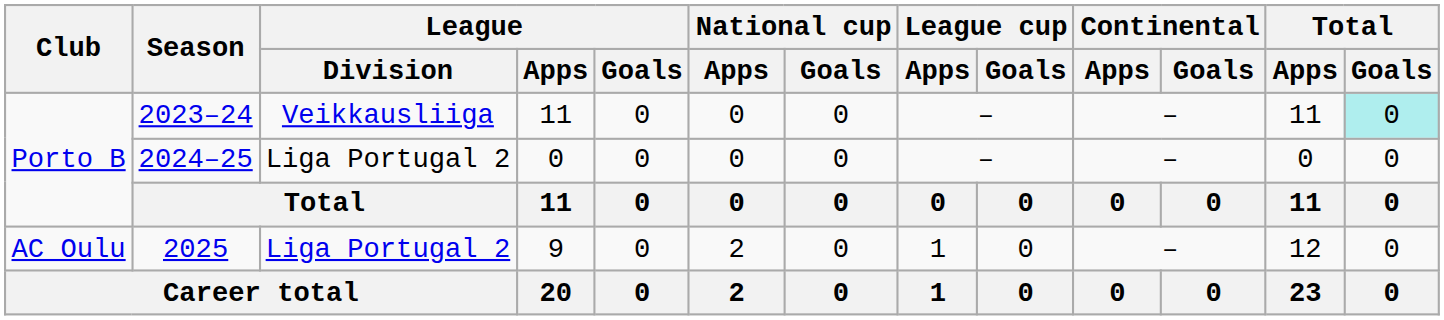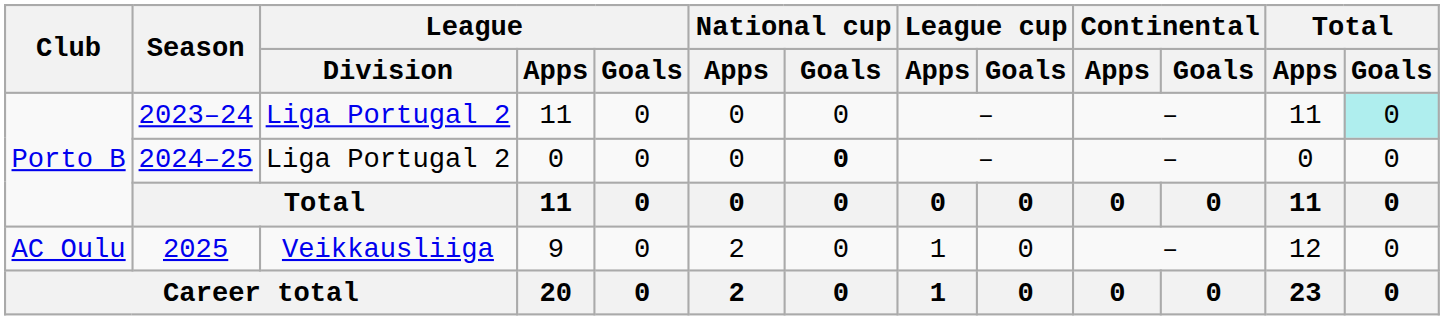(388, 116) Veikkausliiga -> (388, 116) Liga Portugal 2
(841, 160) normal -> (841, 160) bold
(388, 249) Liga Portugal 2 -> (388, 249) Veikkausliiga
